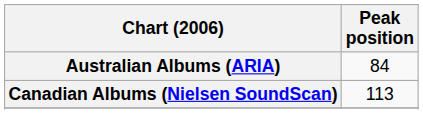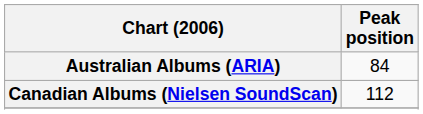(380, 94) 113 -> (380, 94) 112
